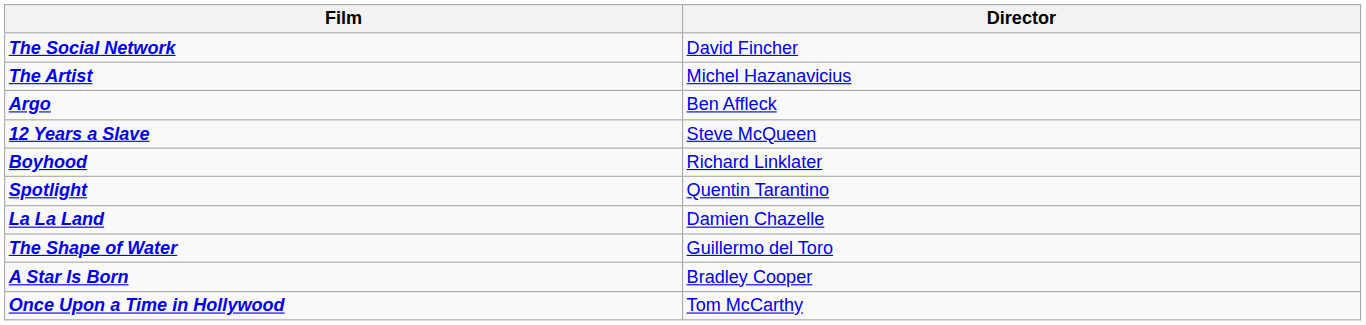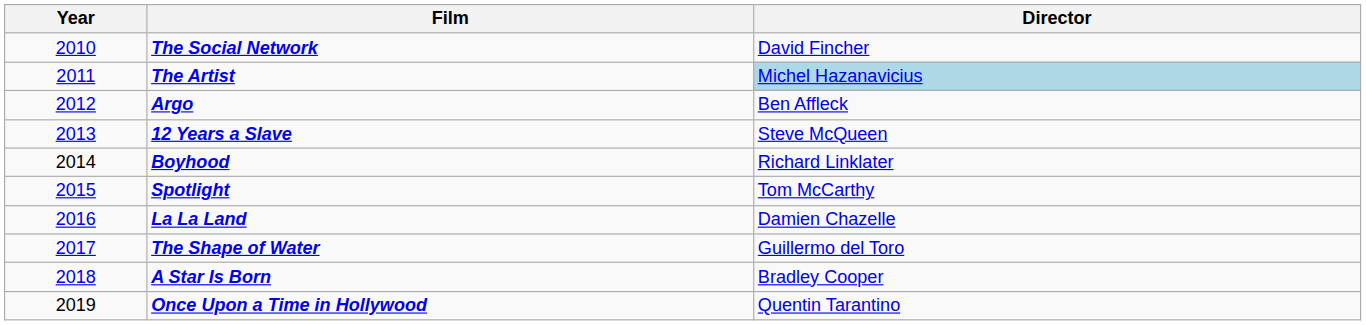+ column: (76, 18)
(769, 76) no background -> (840, 76) lightblue background
(758, 190) Quentin Tarantino -> (816, 190) Tom McCarthy
(745, 305) Tom McCarthy -> (829, 305) Quentin Tarantino
